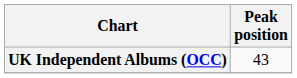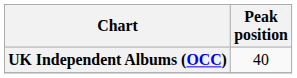(261, 60) 43 -> (261, 60) 40
